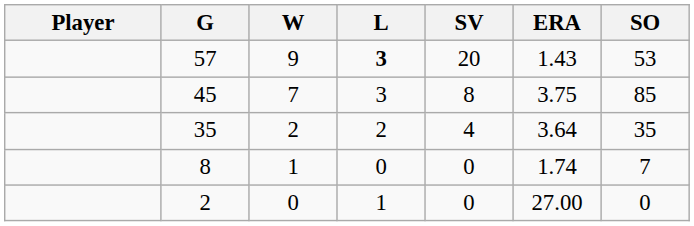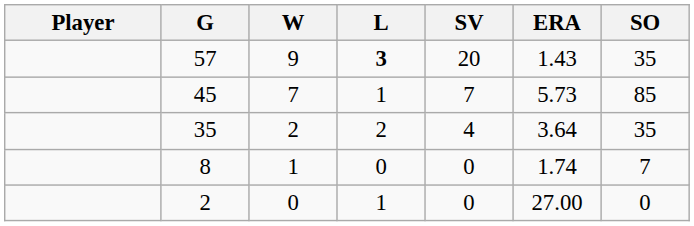(645, 58) 53 -> (645, 58) 35
(381, 94) 3 -> (381, 94) 1
(469, 94) 8 -> (469, 94) 7
(557, 94) 3.75 -> (557, 94) 5.73
